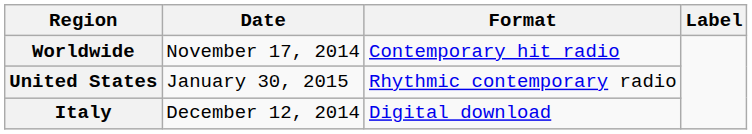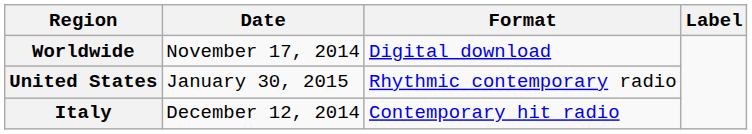(494, 51) Contemporary hit radio -> (460, 51) Digital download
(460, 113) Digital download -> (494, 113) Contemporary hit radio
